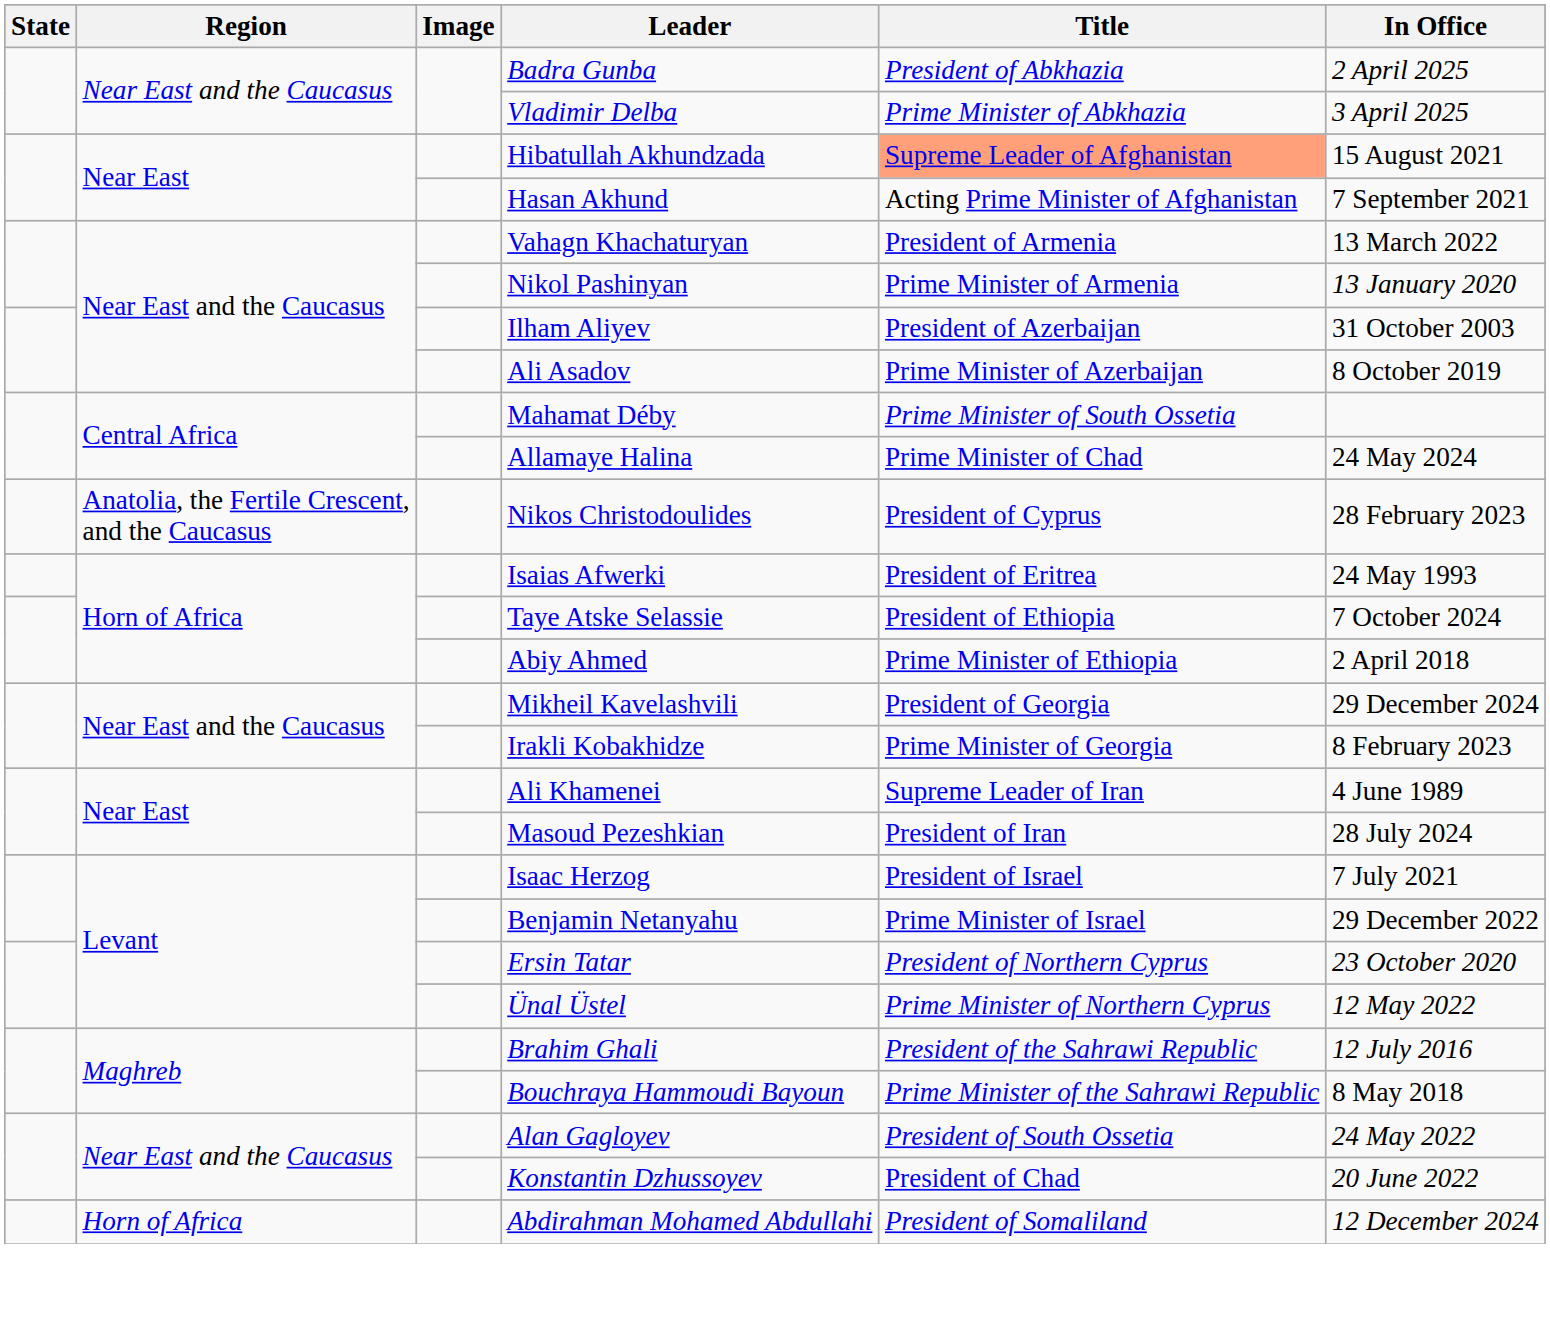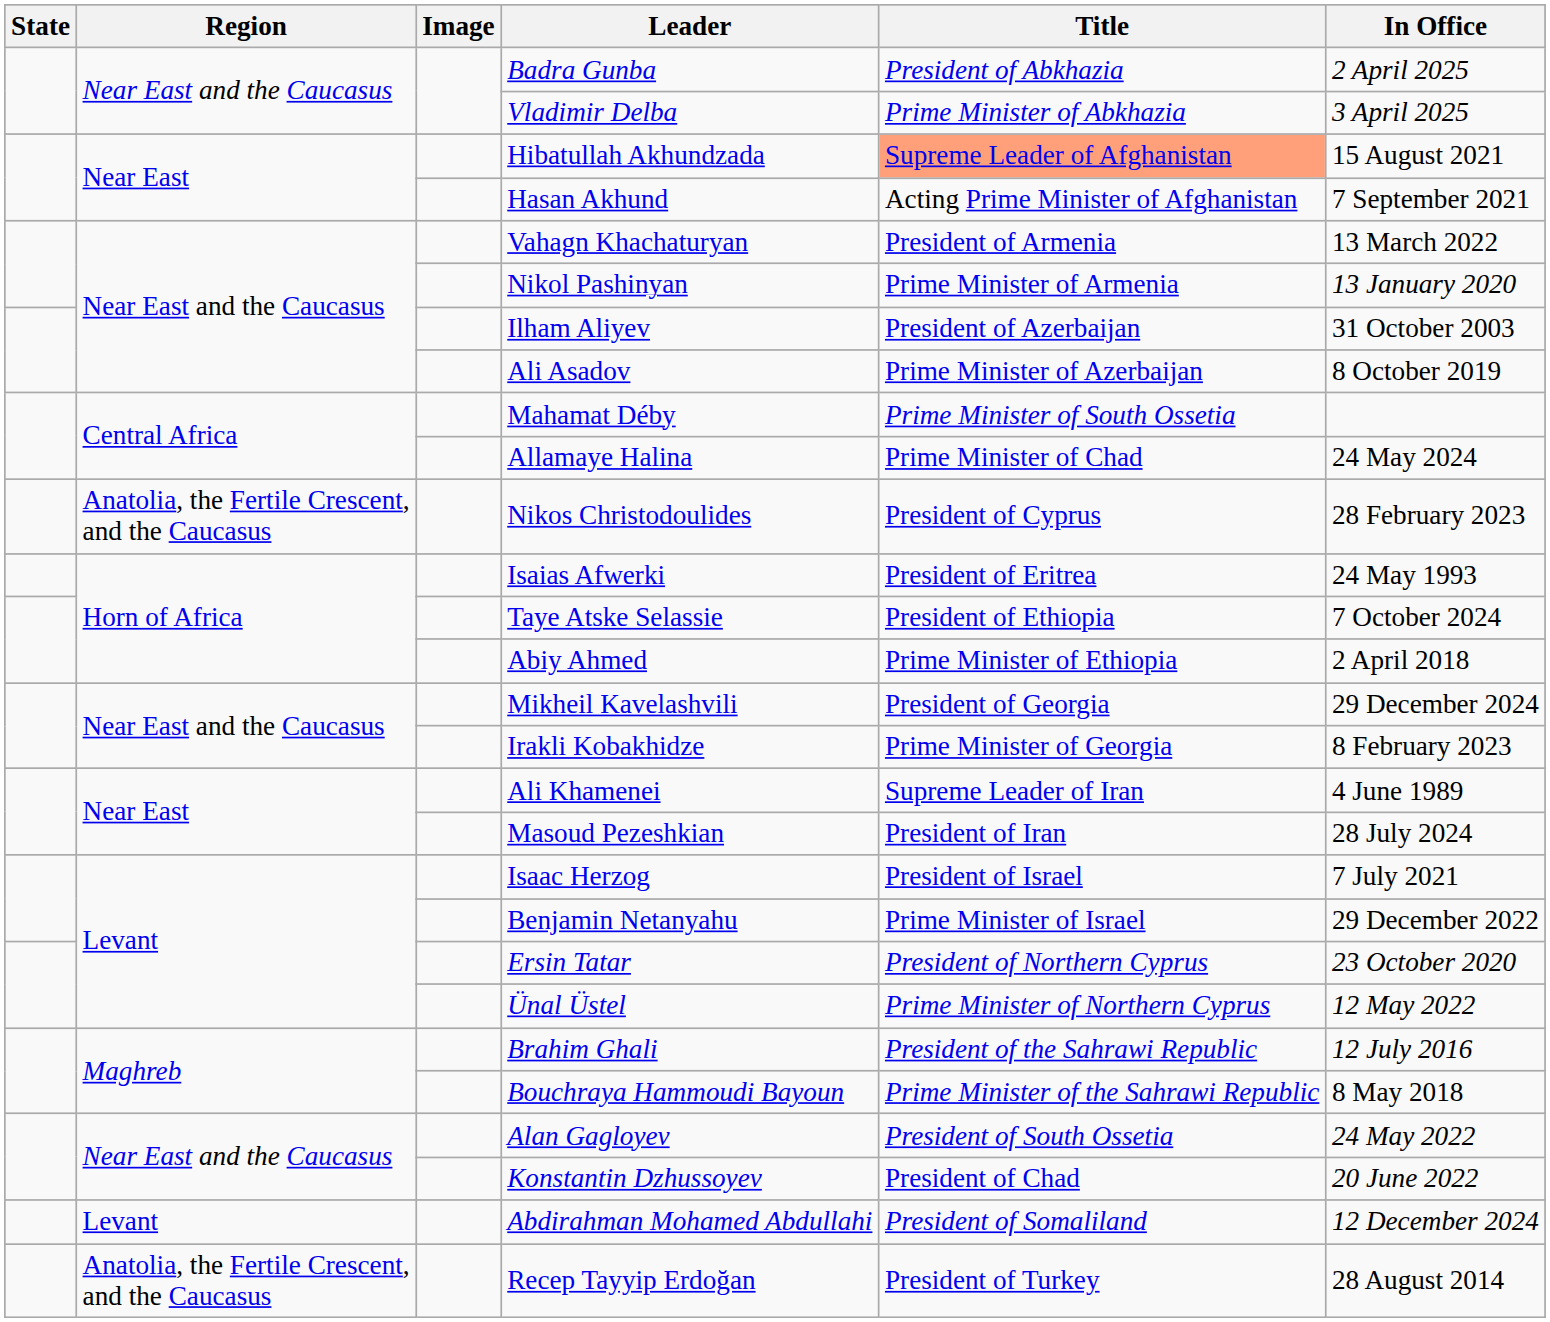(162, 1221) Horn of Africa -> (120, 1221) Levant
+ row: (631, 1279)
